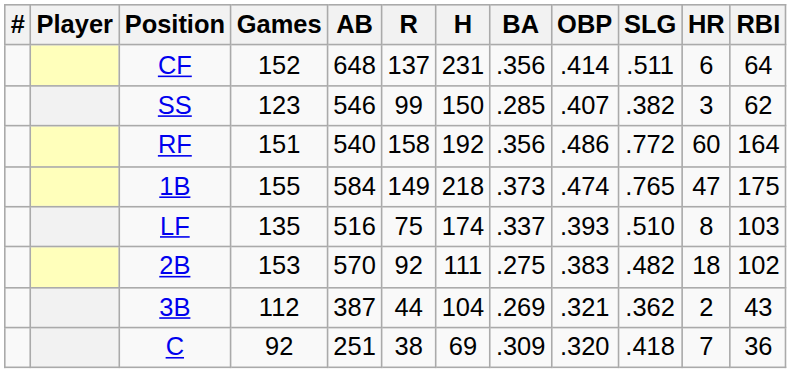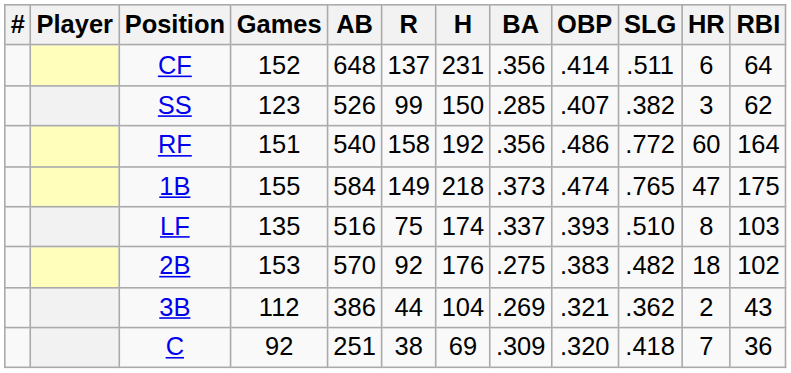(355, 105) 546 -> (355, 105) 526
(463, 266) 111 -> (463, 266) 176
(355, 307) 387 -> (355, 307) 386
